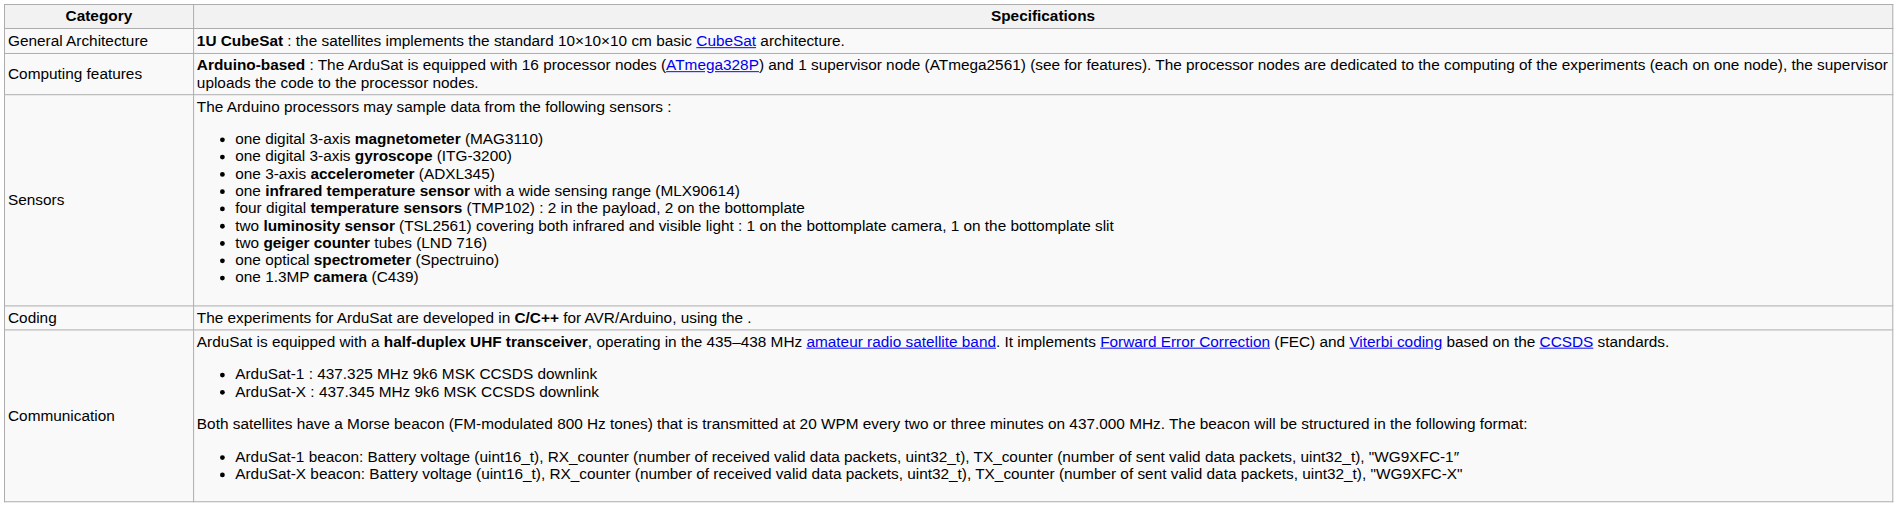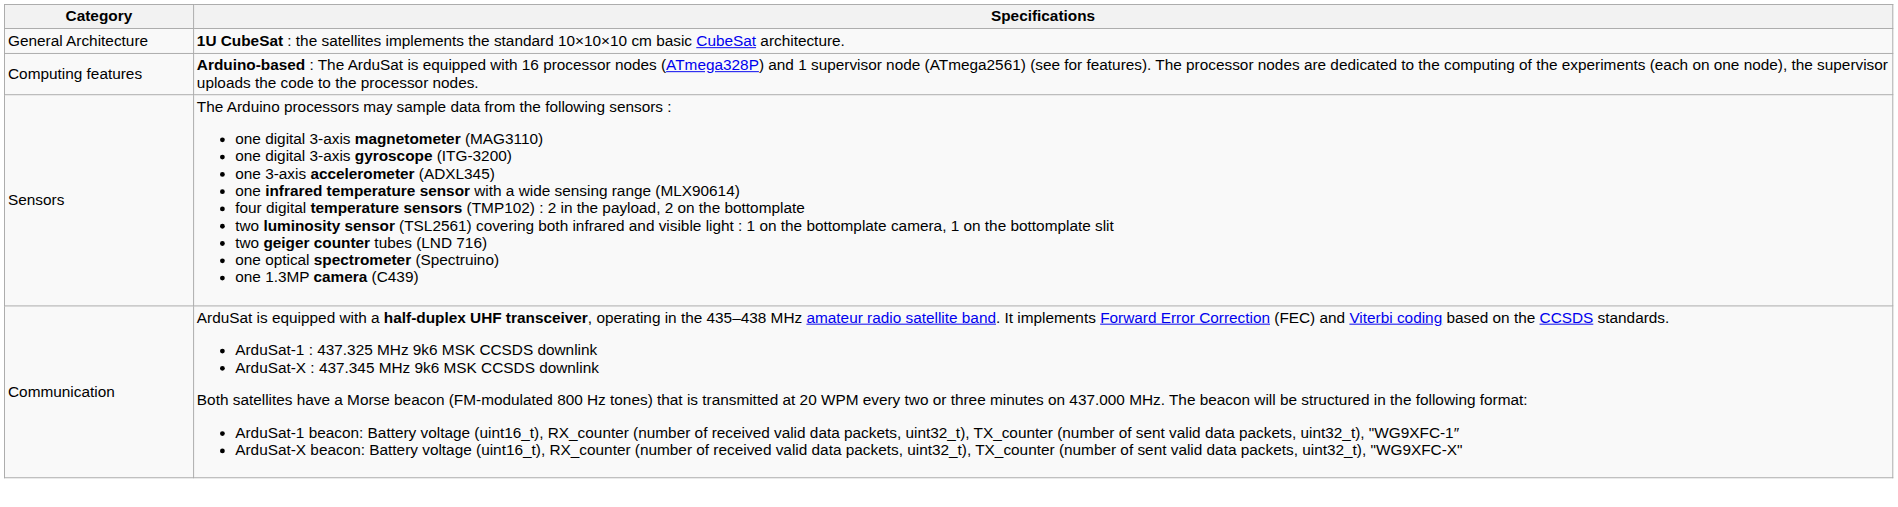- row: (32, 317)
